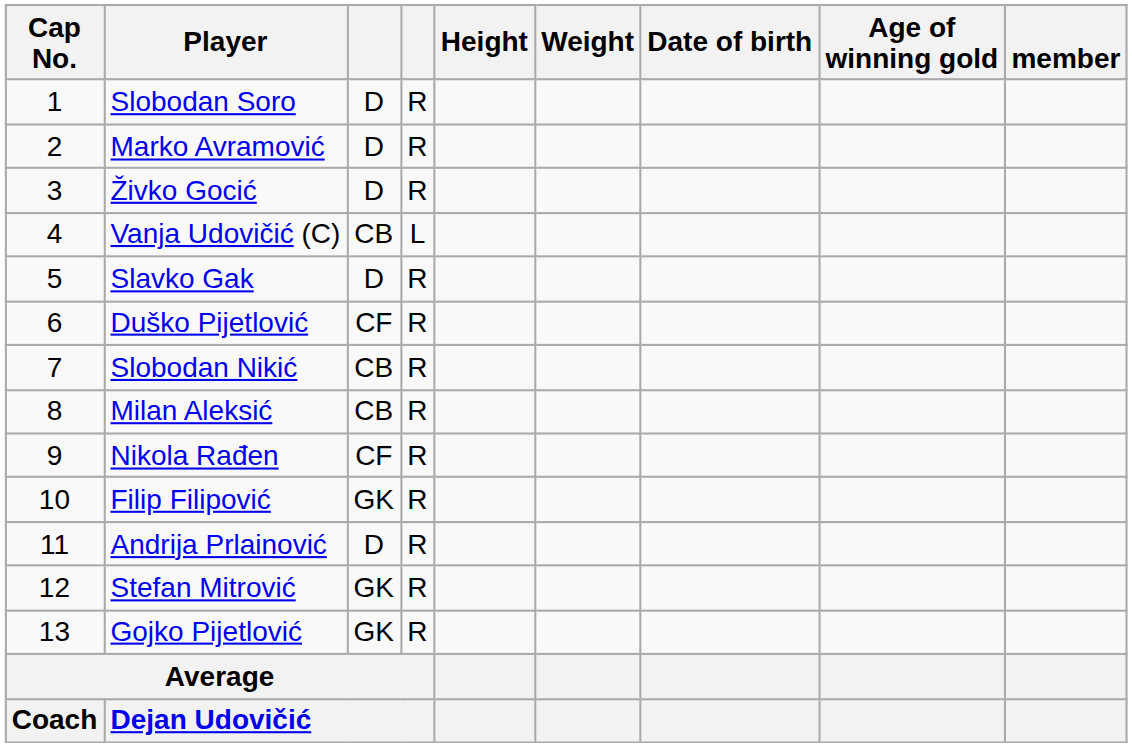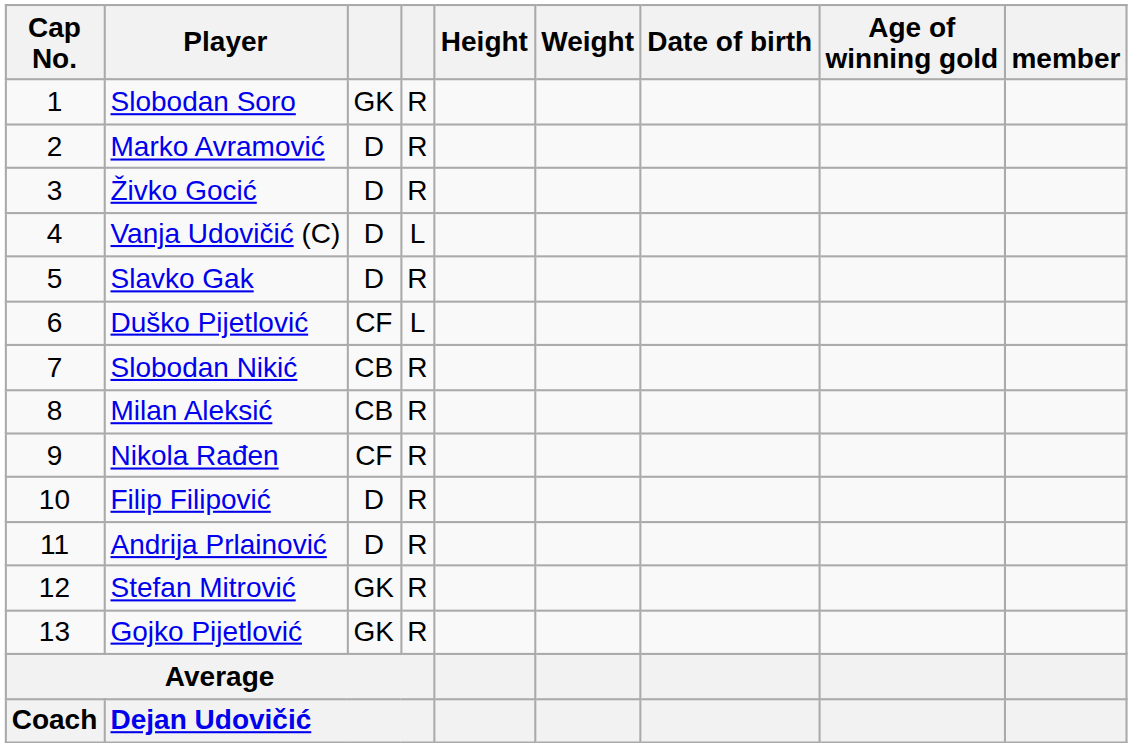(374, 102) D -> (374, 102) GK
(374, 234) CB -> (374, 234) D
(417, 323) R -> (417, 323) L
(374, 499) GK -> (374, 499) D
